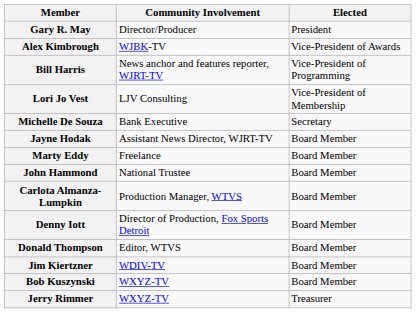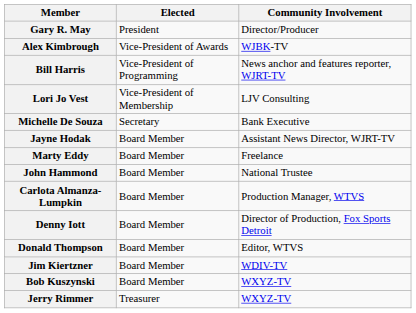columns swapped: (350, 13) <-> (203, 13)
